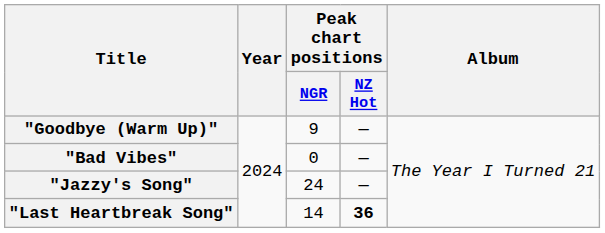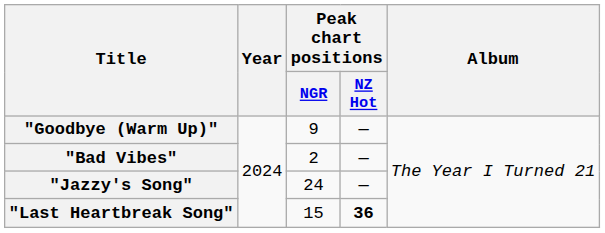(314, 157) 0 -> (314, 157) 2
(314, 213) 14 -> (314, 213) 15
